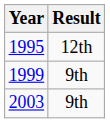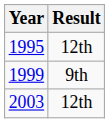(77, 103) 9th -> (77, 103) 12th
